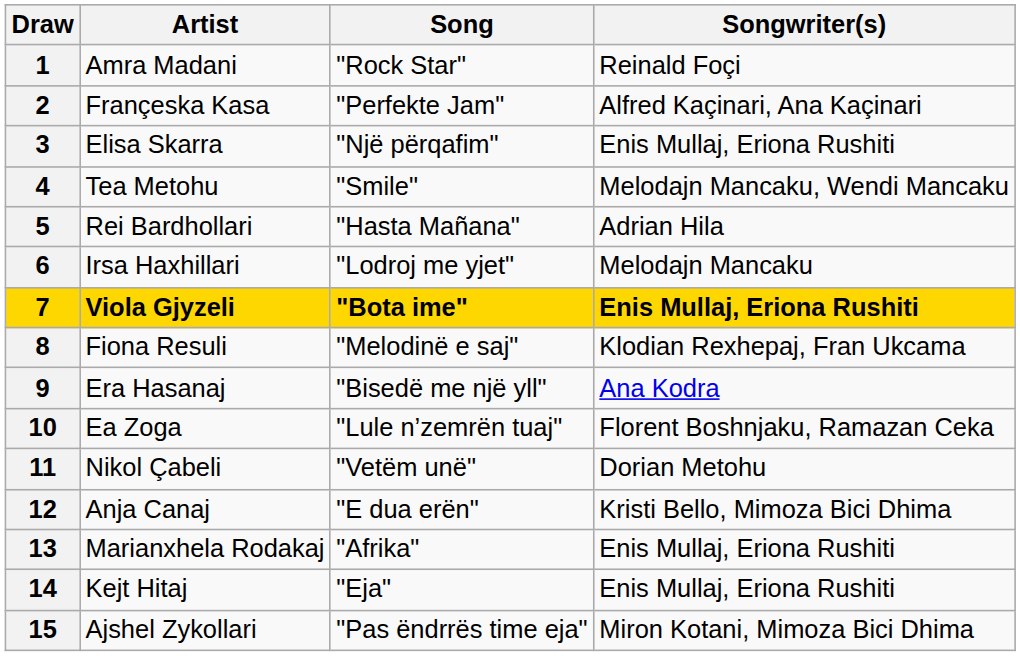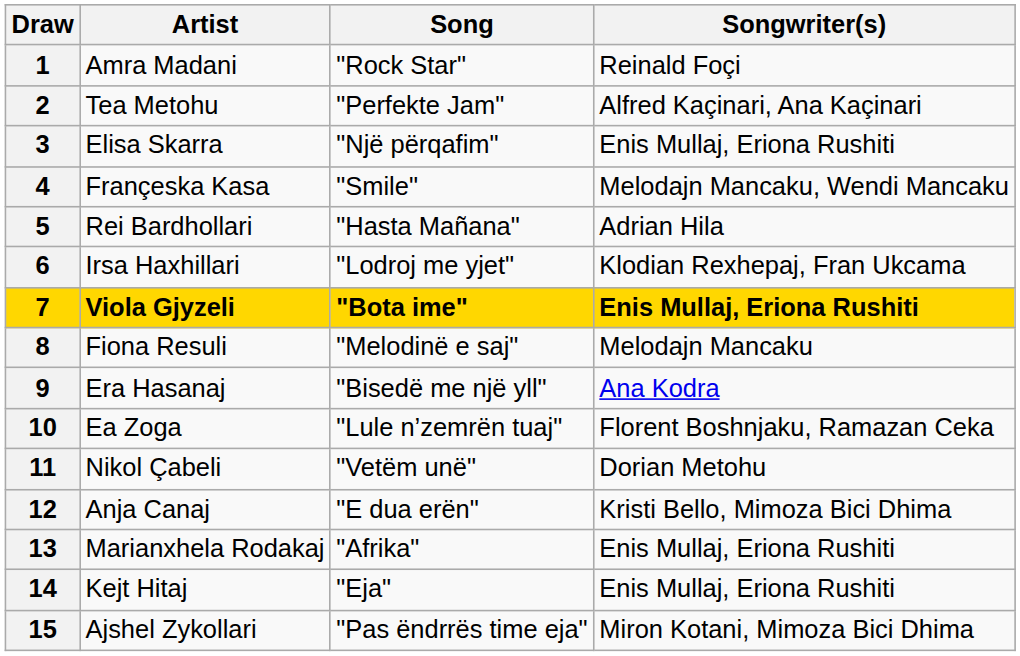(177, 105) Françeska Kasa -> (152, 105) Tea Metohu
(152, 186) Tea Metohu -> (177, 186) Françeska Kasa
(706, 266) Melodajn Mancaku -> (782, 266) Klodian Rexhepaj, Fran Ukcama
(782, 347) Klodian Rexhepaj, Fran Ukcama -> (706, 347) Melodajn Mancaku
